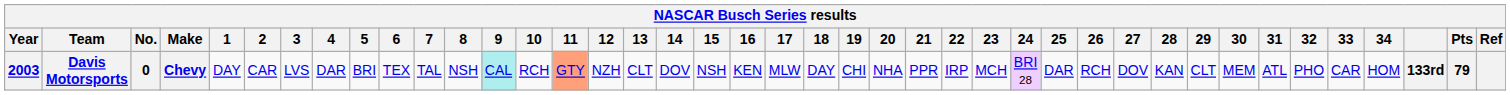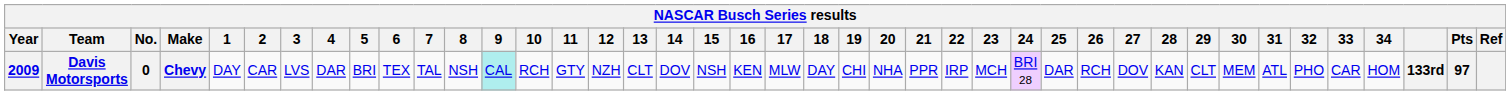(24, 71) 2003 -> (24, 71) 2009
(571, 71) lightsalmon background -> (571, 71) no background
(1462, 71) 79 -> (1462, 71) 97
